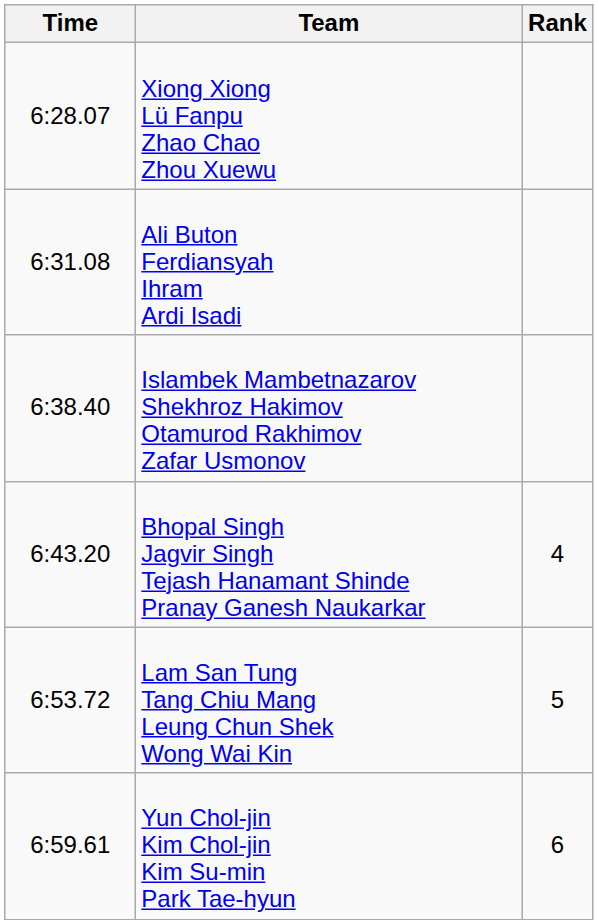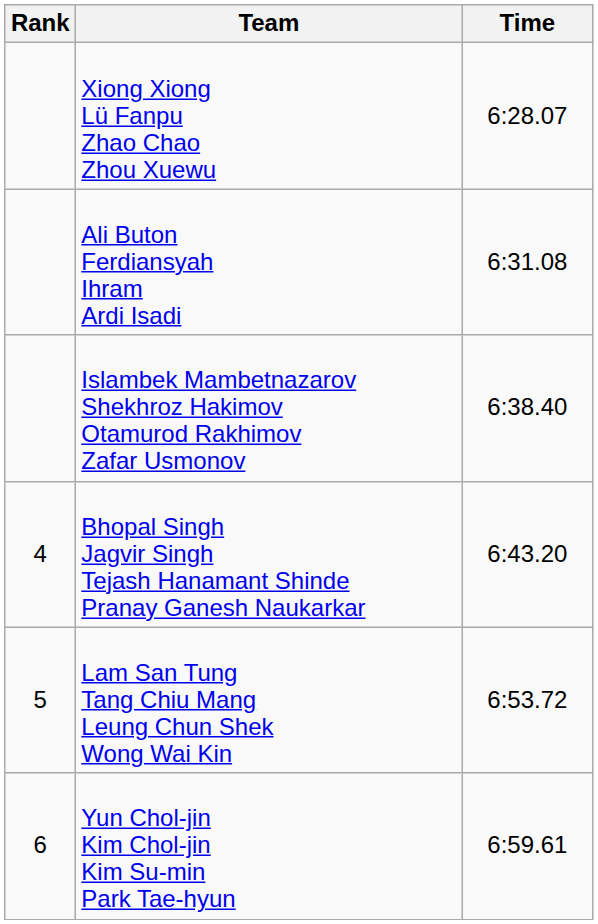columns swapped: (557, 23) <-> (70, 23)
